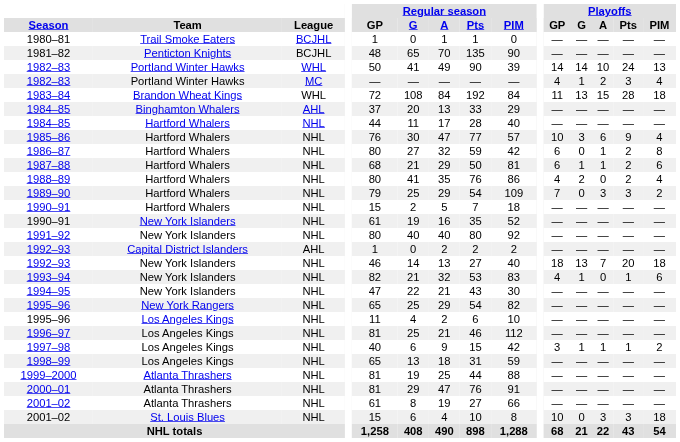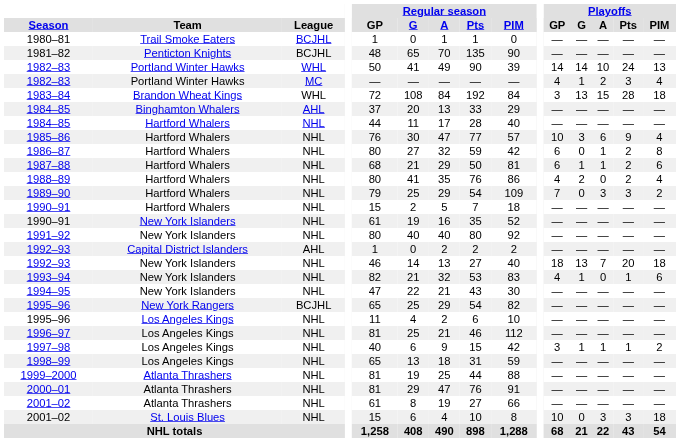(557, 95) 11 -> (557, 95) 3
(314, 305) NHL -> (314, 305) BCJHL
